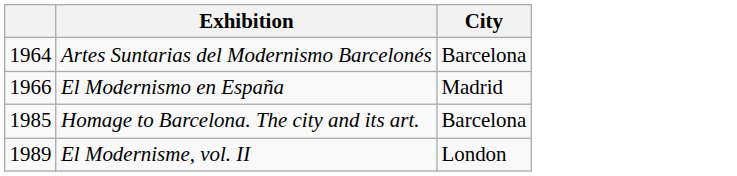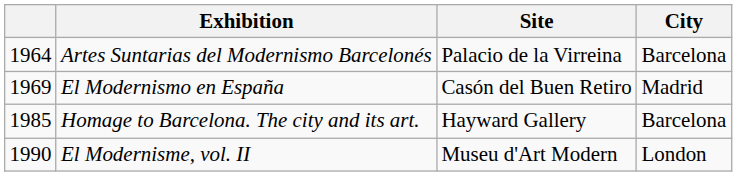+ column: (537, 21)
(30, 87) 1966 -> (30, 87) 1969
(30, 154) 1989 -> (30, 154) 1990
